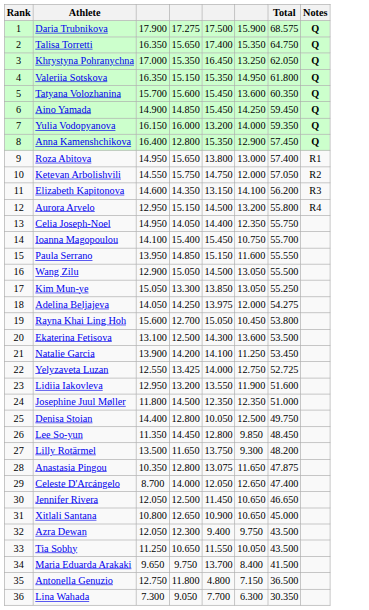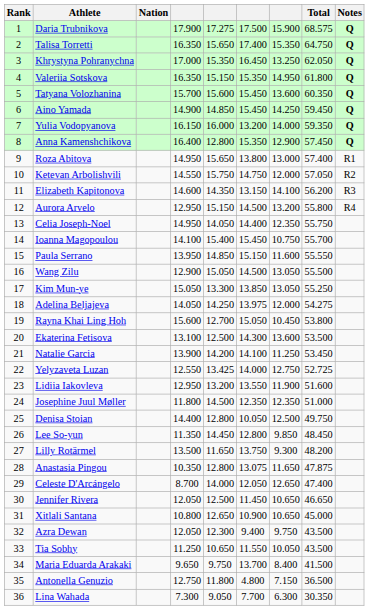+ column: (154, 12)
